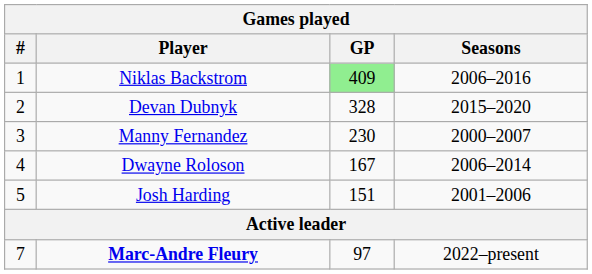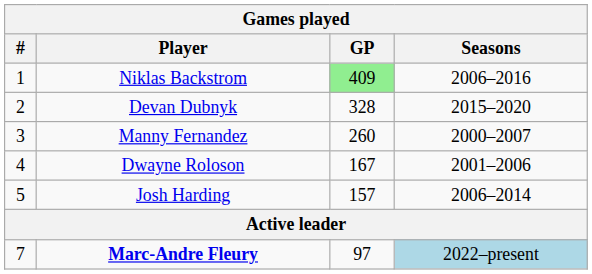(362, 136) 230 -> (362, 136) 260
(491, 165) 2006–2014 -> (491, 165) 2001–2006
(362, 195) 151 -> (362, 195) 157
(491, 195) 2001–2006 -> (491, 195) 2006–2014
(491, 253) no background -> (491, 253) lightblue background
